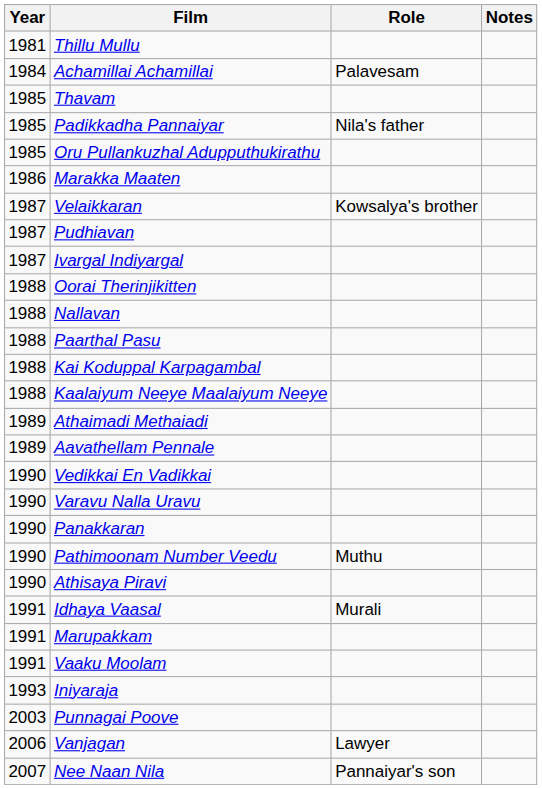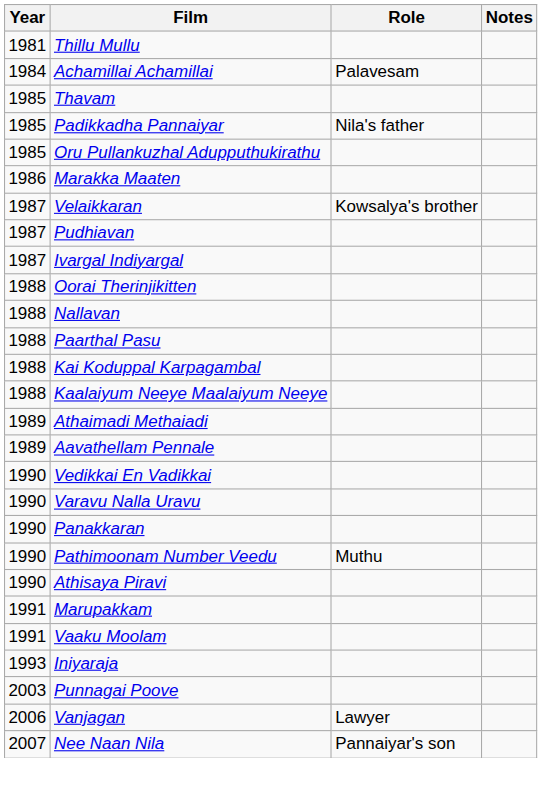- row: (107, 609)
